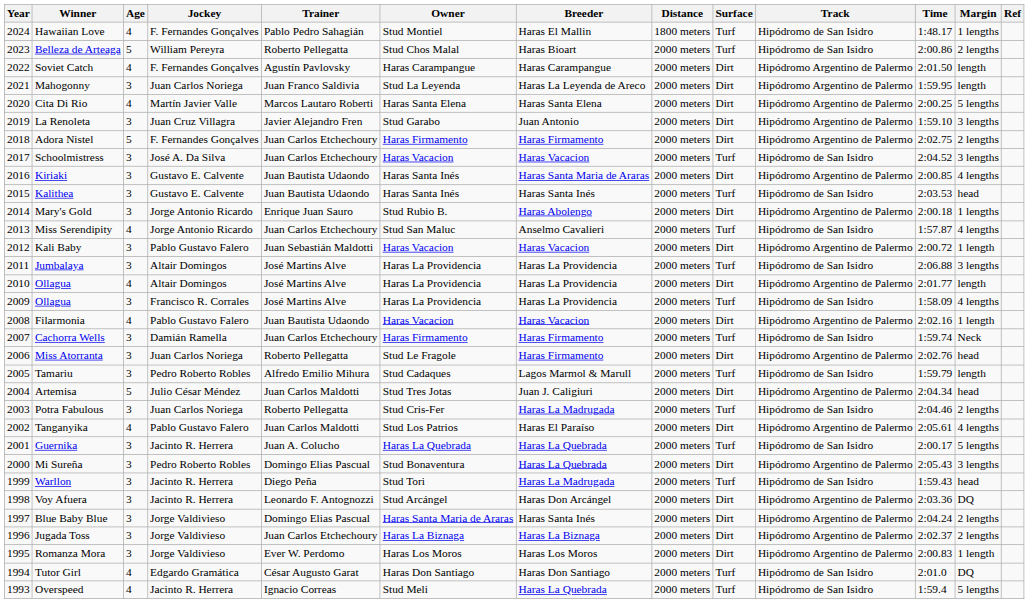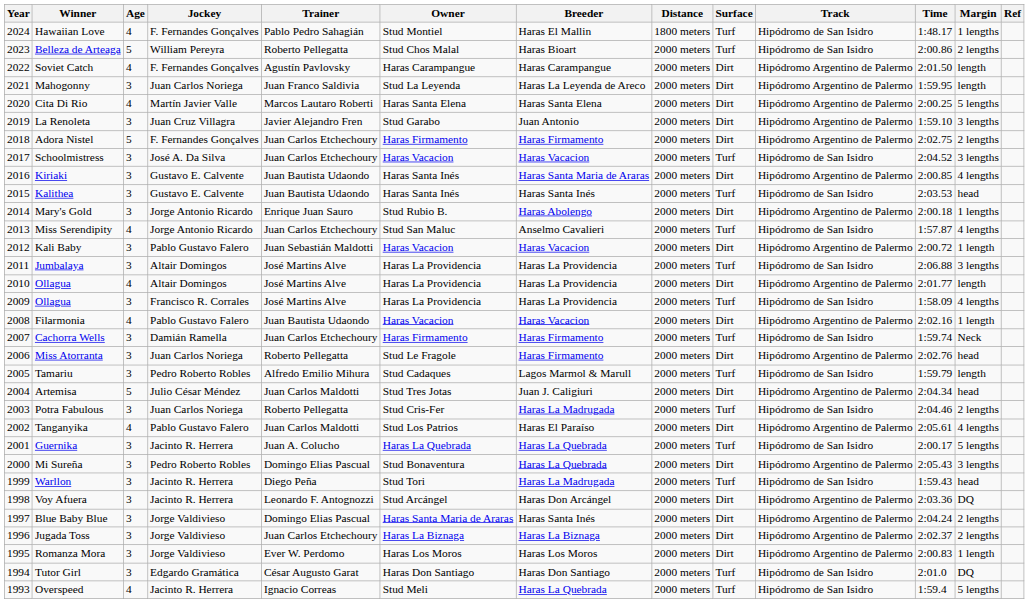(129, 572) 4 -> (129, 572) 3
